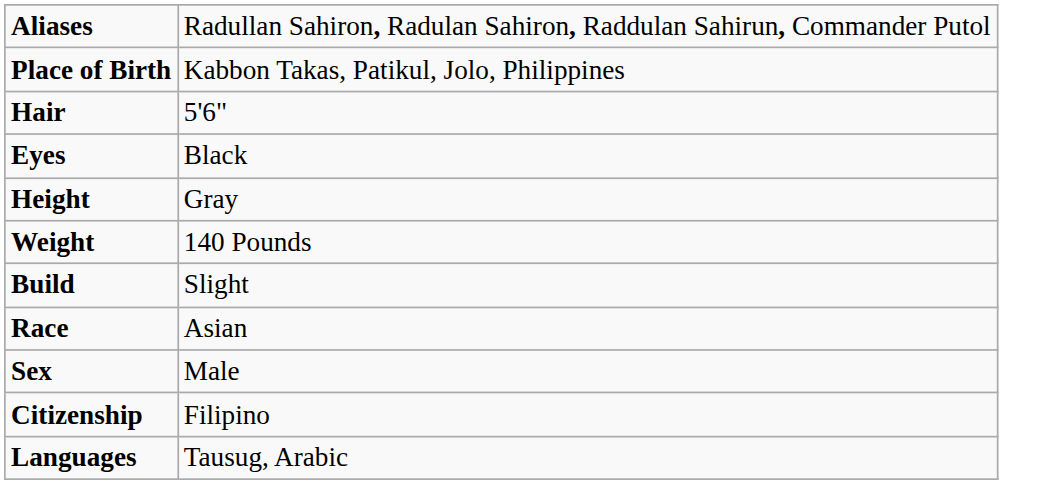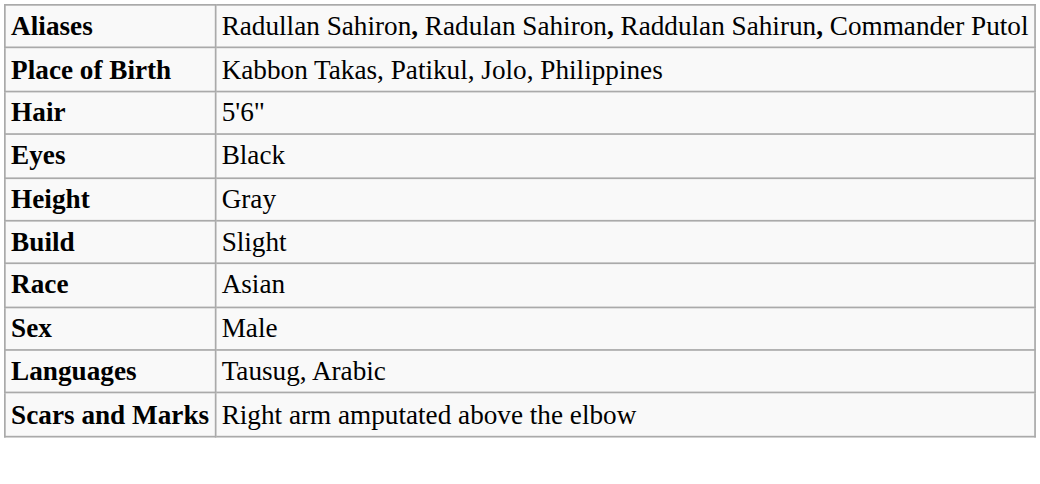- row: (53, 241)
- row: (77, 414)
+ row: (110, 414)
